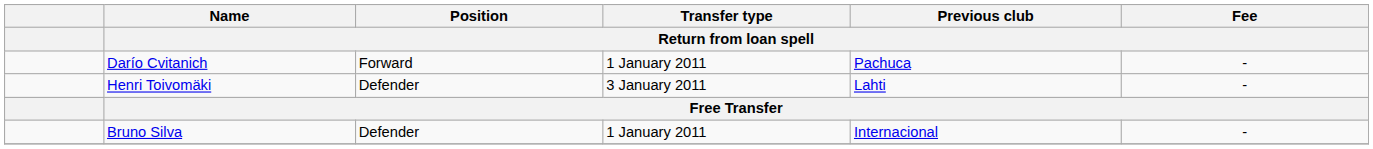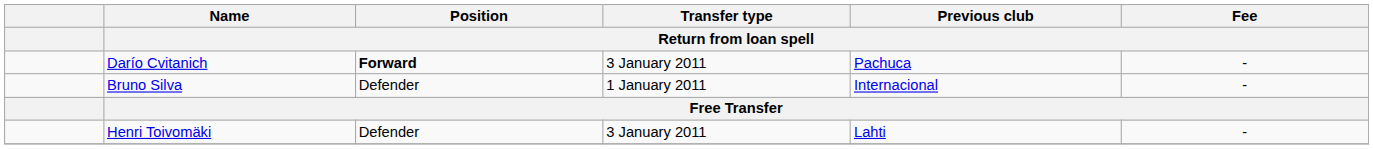(386, 62) normal -> (388, 62) bold
(656, 62) 1 January 2011 -> (656, 62) 3 January 2011
rows swapped: (145, 131) <-> (159, 85)
